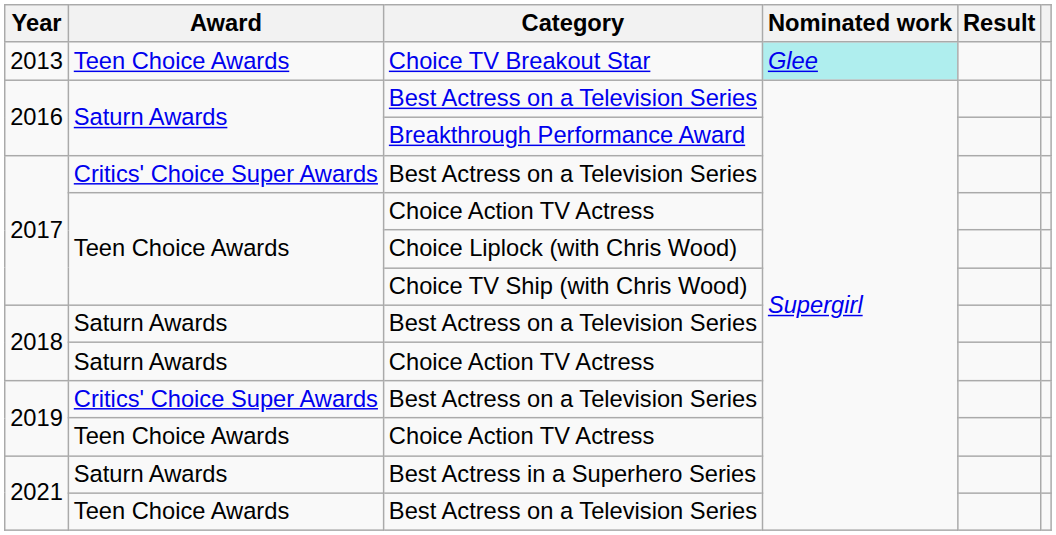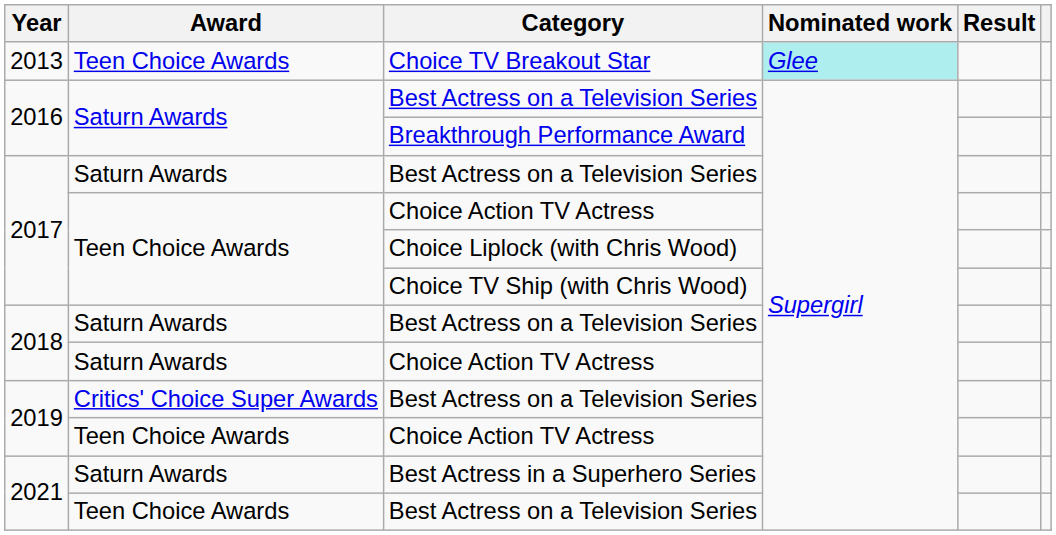(226, 173) Critics' Choice Super Awards -> (151, 173) Saturn Awards
